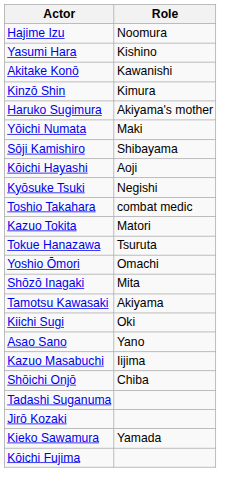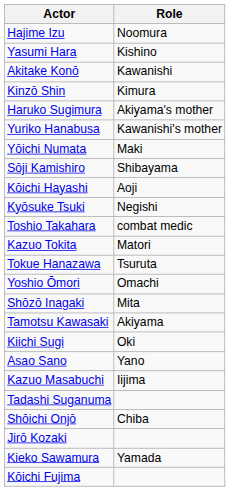+ row: (53, 129)
rows swapped: (42, 380) <-> (59, 399)
